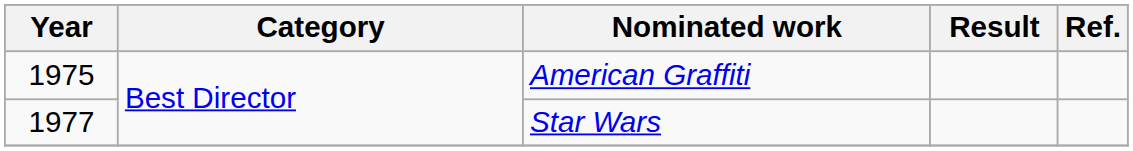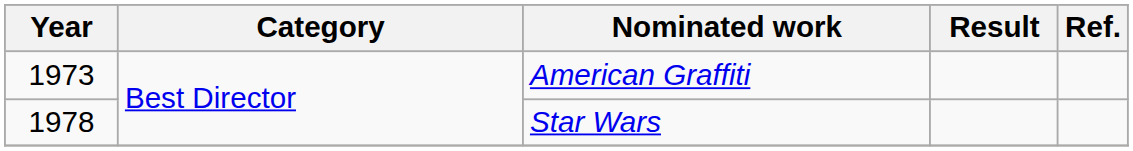(61, 74) 1975 -> (61, 74) 1973
(61, 121) 1977 -> (61, 121) 1978
